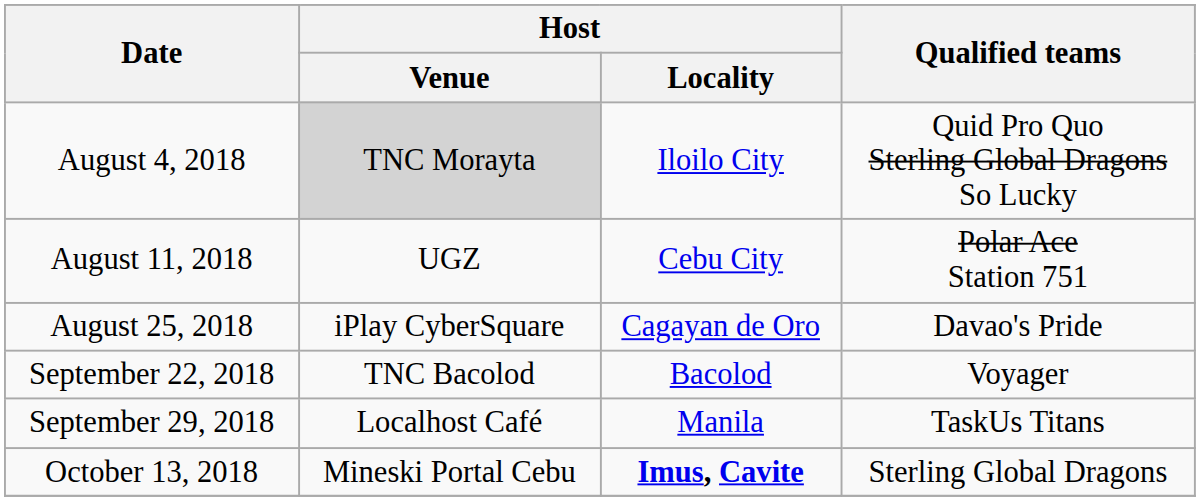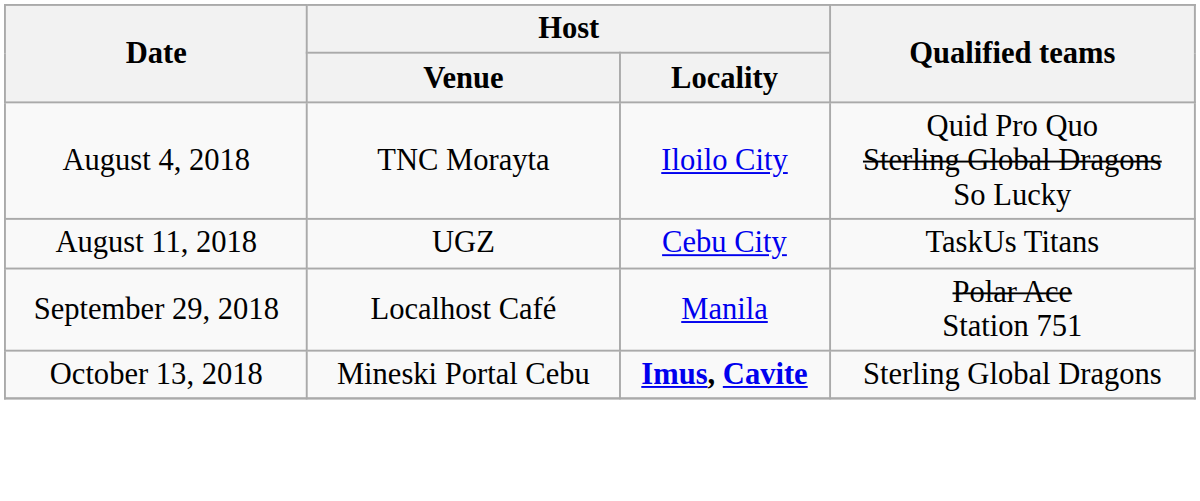(449, 160) lightgrey background -> (463, 160) no background
(1018, 260) Polar Ace Station 751 -> (1012, 242) TaskUs Titans
- row: (152, 325)
- row: (152, 374)
(1018, 422) TaskUs Titans -> (1012, 308) Polar Ace Station 751
